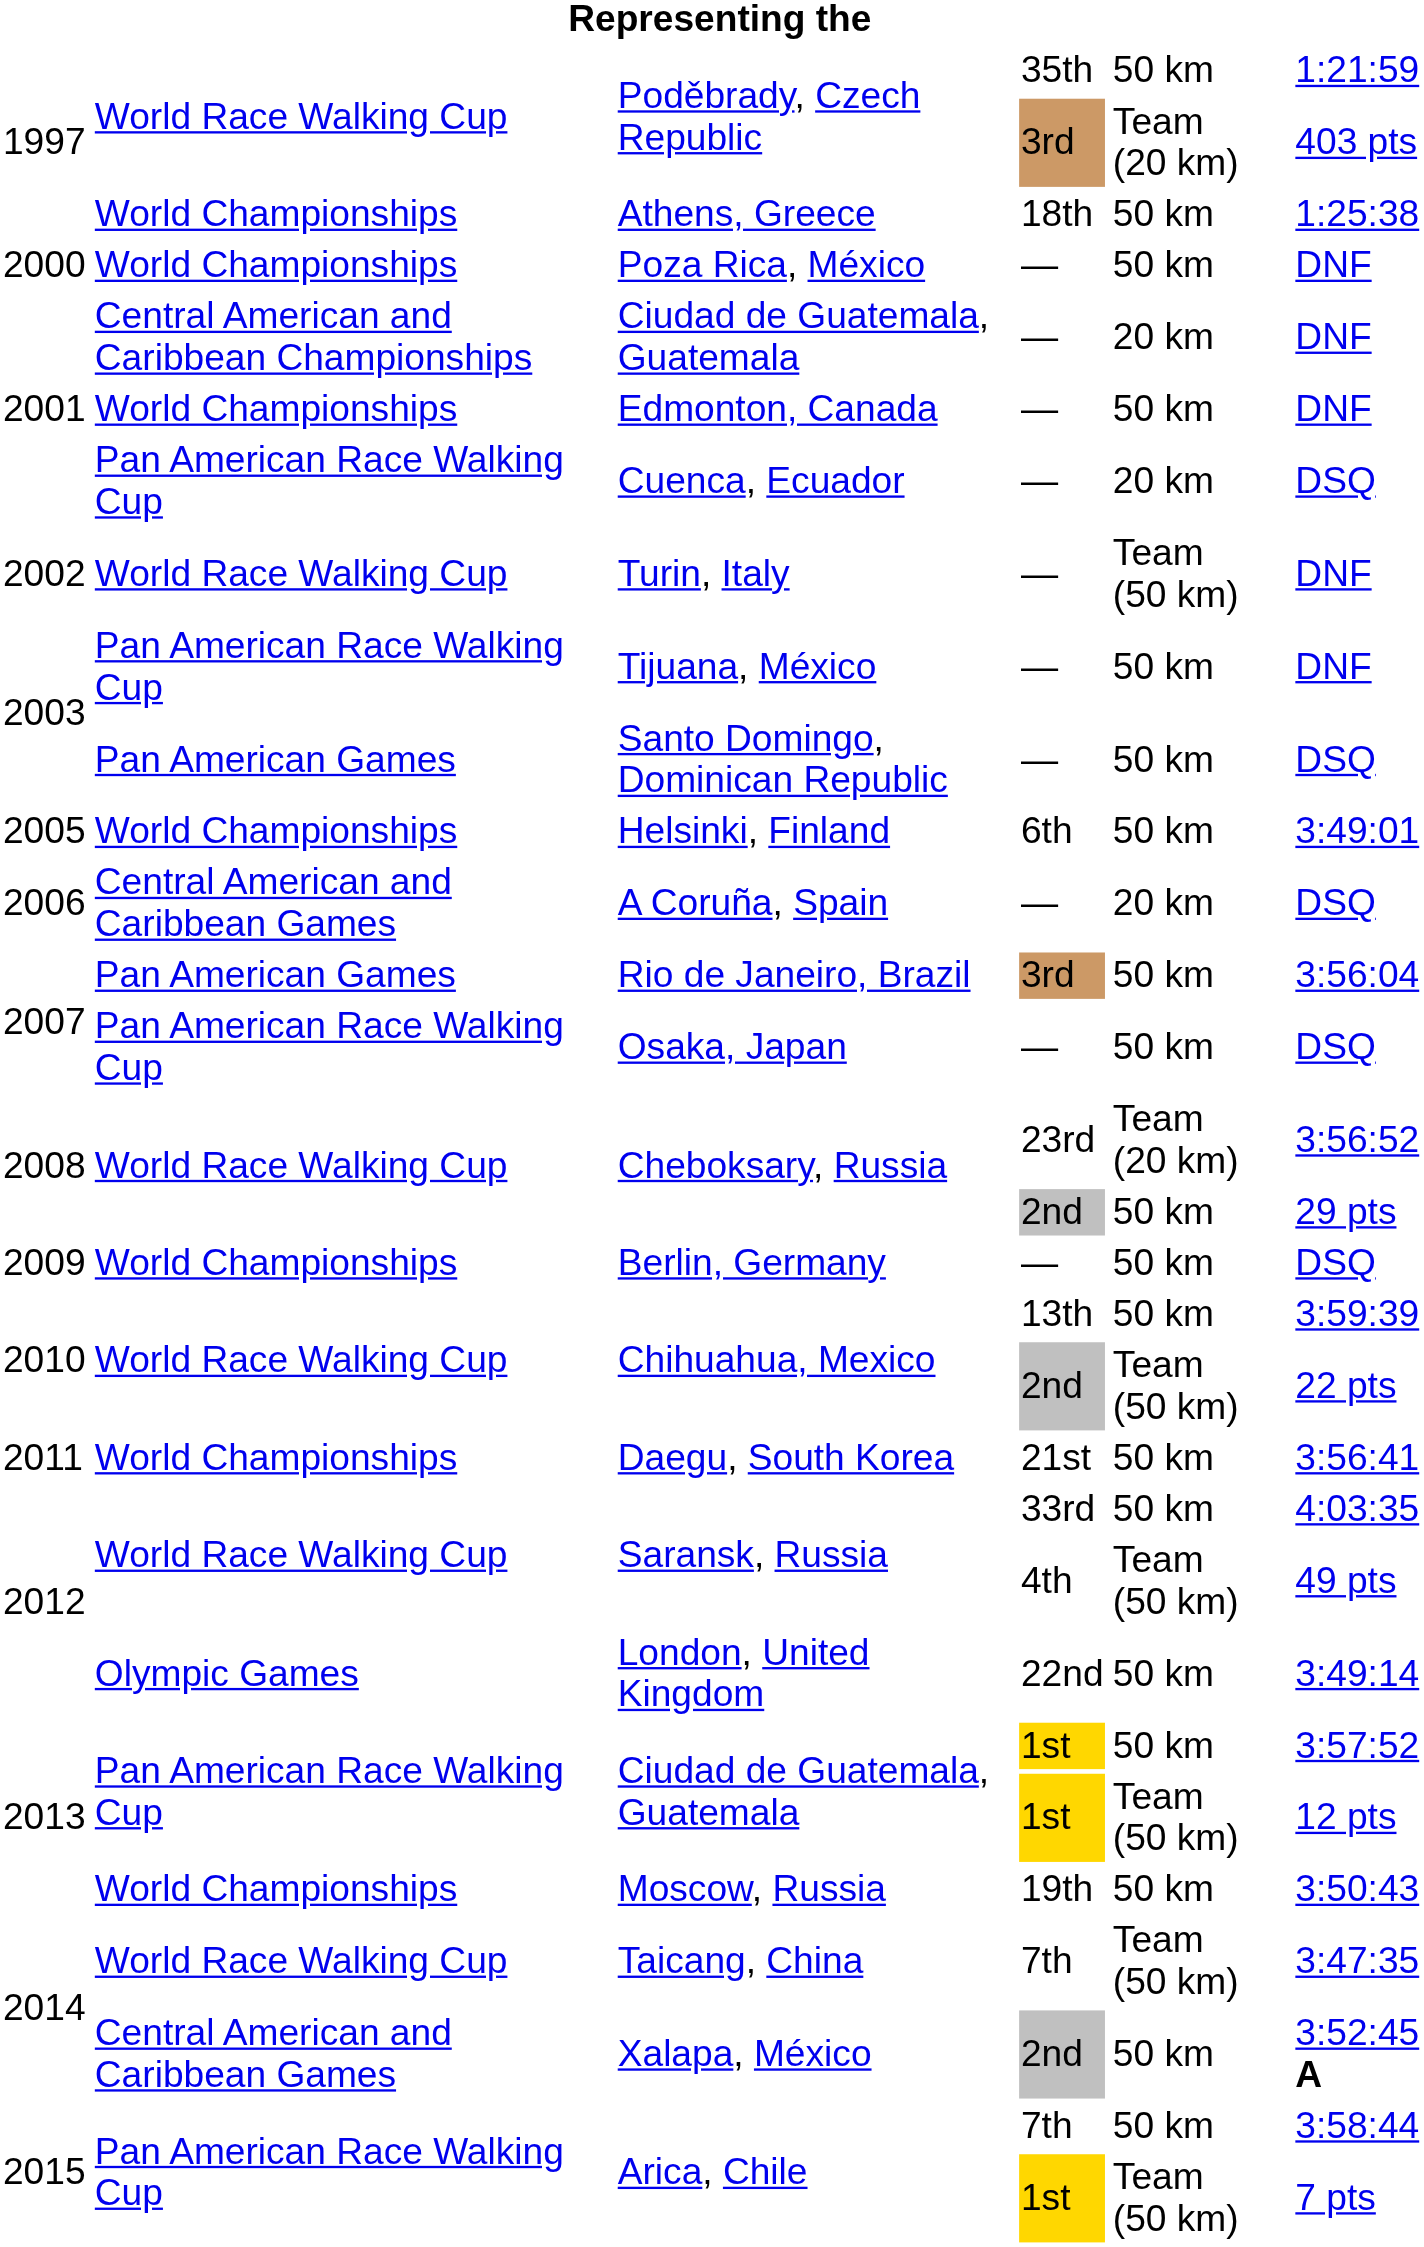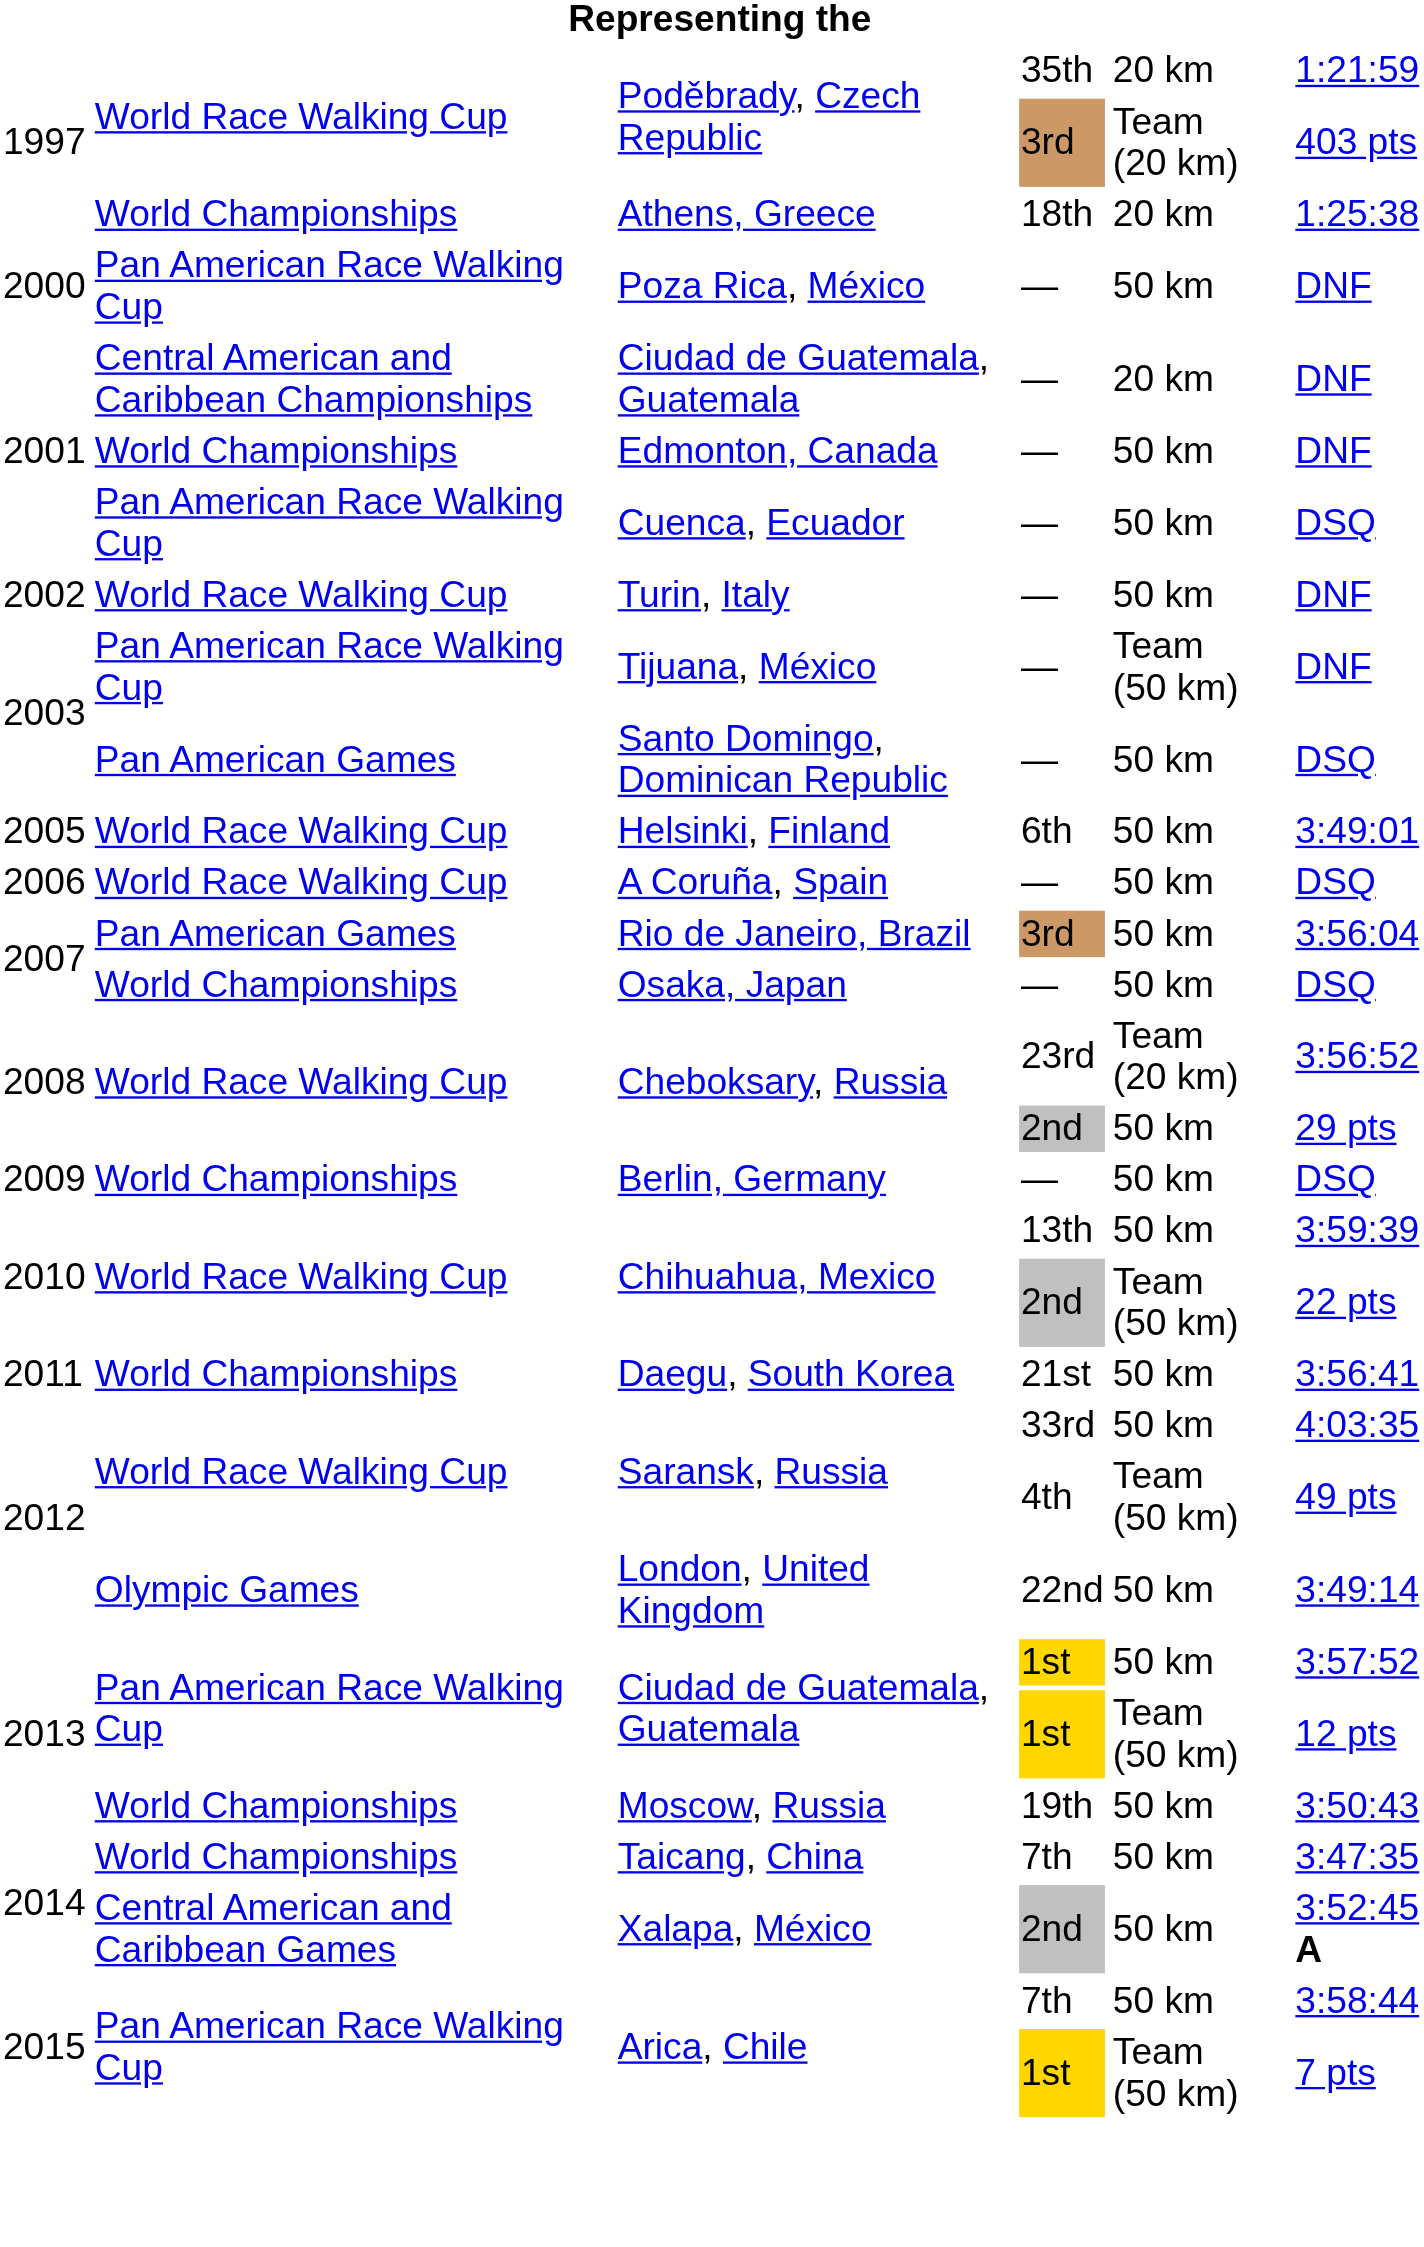(1163, 70) 50 km -> (1163, 70) 20 km
(1163, 214) 50 km -> (1163, 214) 20 km
(276, 265) World Championships -> (329, 285) Pan American Race Walking Cup
(1163, 480) 20 km -> (1163, 522) 50 km
(1176, 573) Team (50 km) -> (1163, 594) 50 km
(1163, 666) 50 km -> (1176, 666) Team (50 km)
(276, 831) World Championships -> (301, 831) World Race Walking Cup
(273, 903) Central American and Caribbean Games -> (301, 882) World Race Walking Cup
(1163, 903) 20 km -> (1163, 882) 50 km
(329, 1046) Pan American Race Walking Cup -> (276, 984) World Championships
(301, 1961) World Race Walking Cup -> (276, 1856) World Championships
(1176, 1961) Team (50 km) -> (1163, 1856) 50 km
